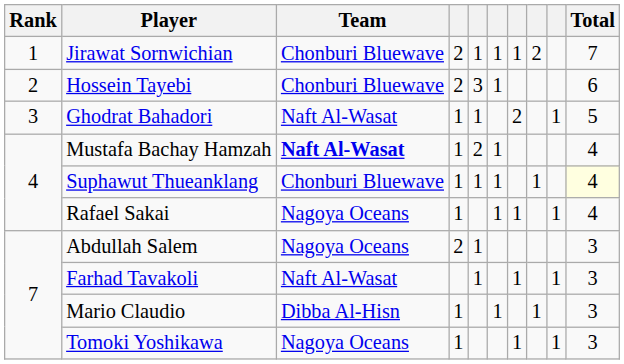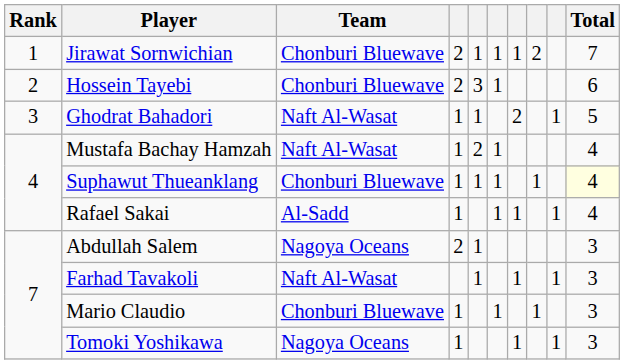(343, 149) bold -> (339, 149) normal
(345, 213) Nagoya Oceans -> (315, 213) Al-Sadd
(340, 310) Dibba Al-Hisn -> (362, 310) Chonburi Bluewave
